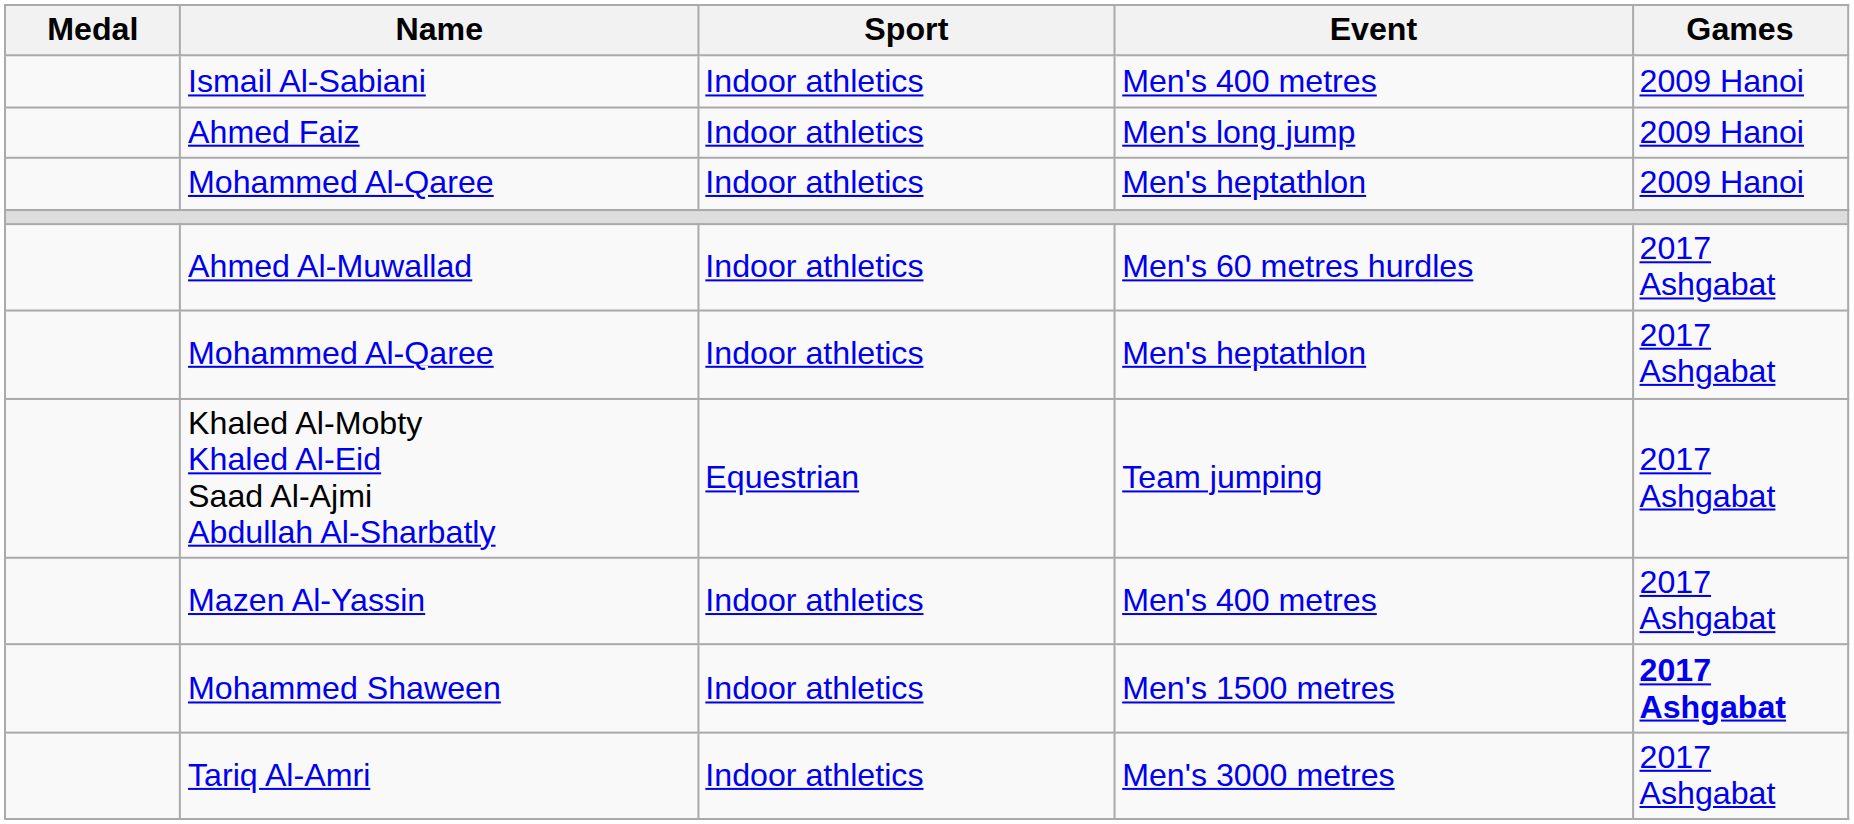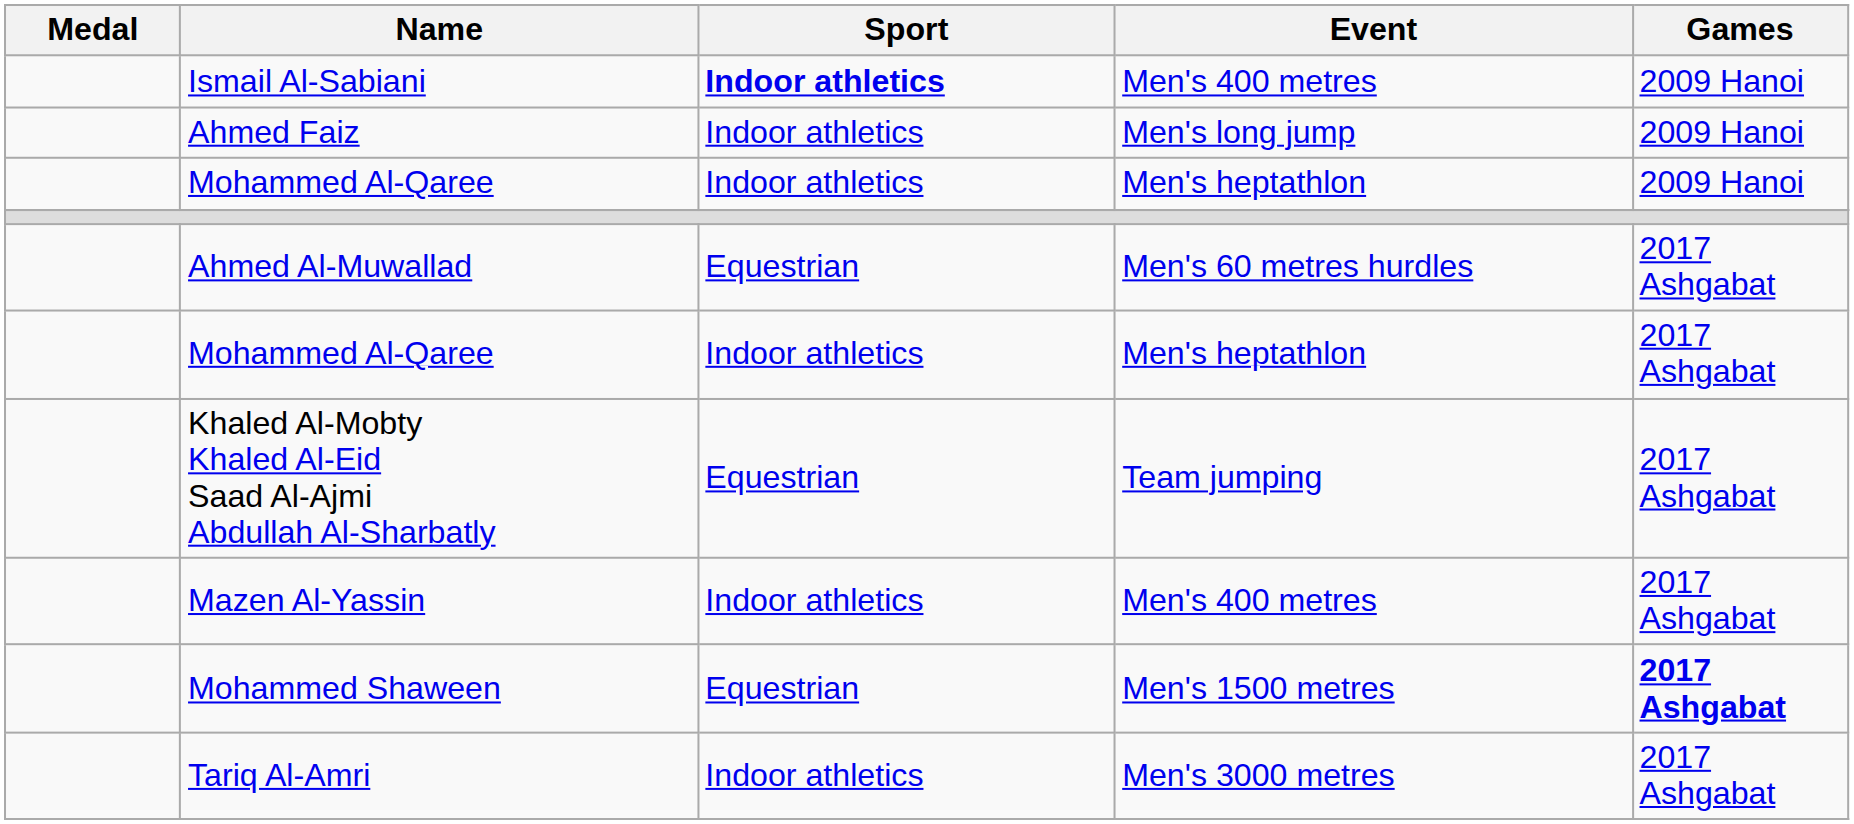(814, 81) normal -> (825, 81) bold
(814, 266) Indoor athletics -> (782, 266) Equestrian
(814, 688) Indoor athletics -> (782, 688) Equestrian
